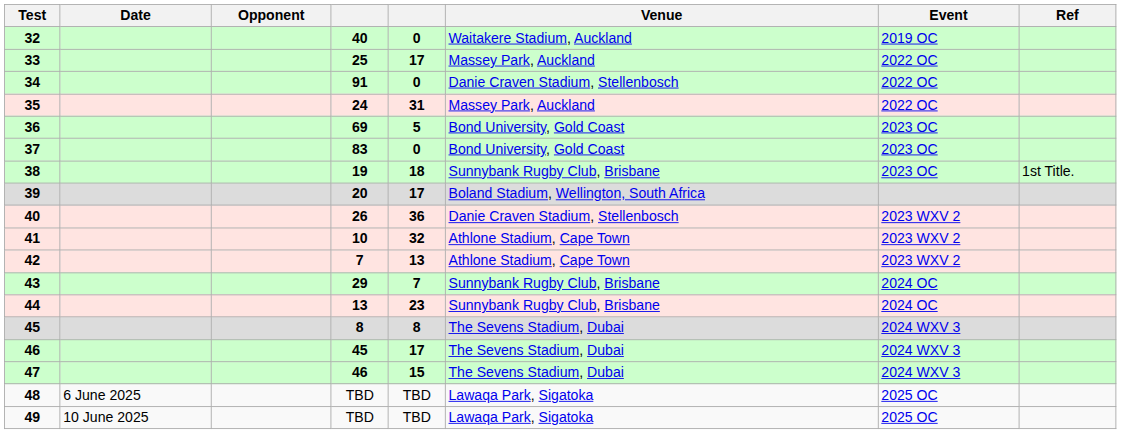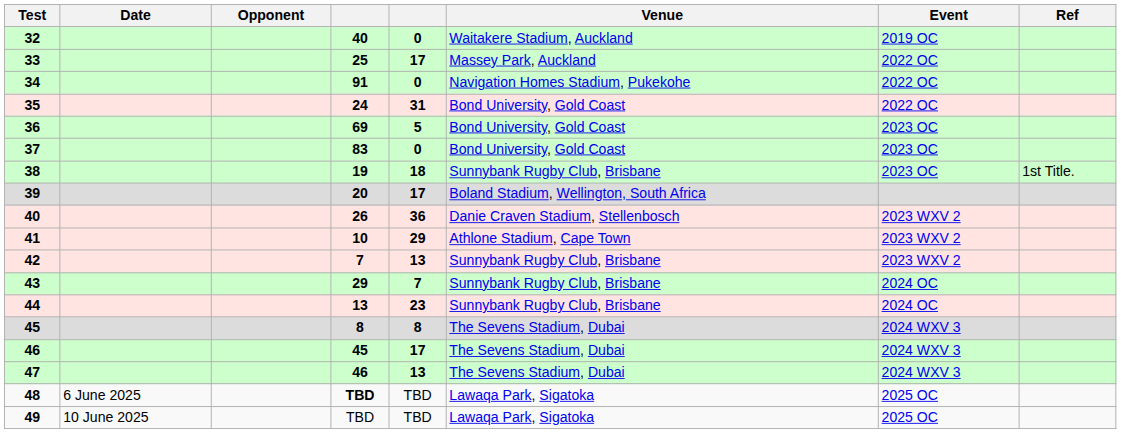(564, 82) Danie Craven Stadium, Stellenbosch -> (570, 82) Navigation Homes Stadium, Pukekohe
(522, 104) Massey Park, Auckland -> (537, 104) Bond University, Gold Coast
(417, 238) 32 -> (418, 238) 29
(539, 261) Athlone Stadium, Cape Town -> (555, 261) Sunnybank Rugby Club, Brisbane
(417, 372) 15 -> (418, 372) 13
(360, 395) normal -> (360, 395) bold
